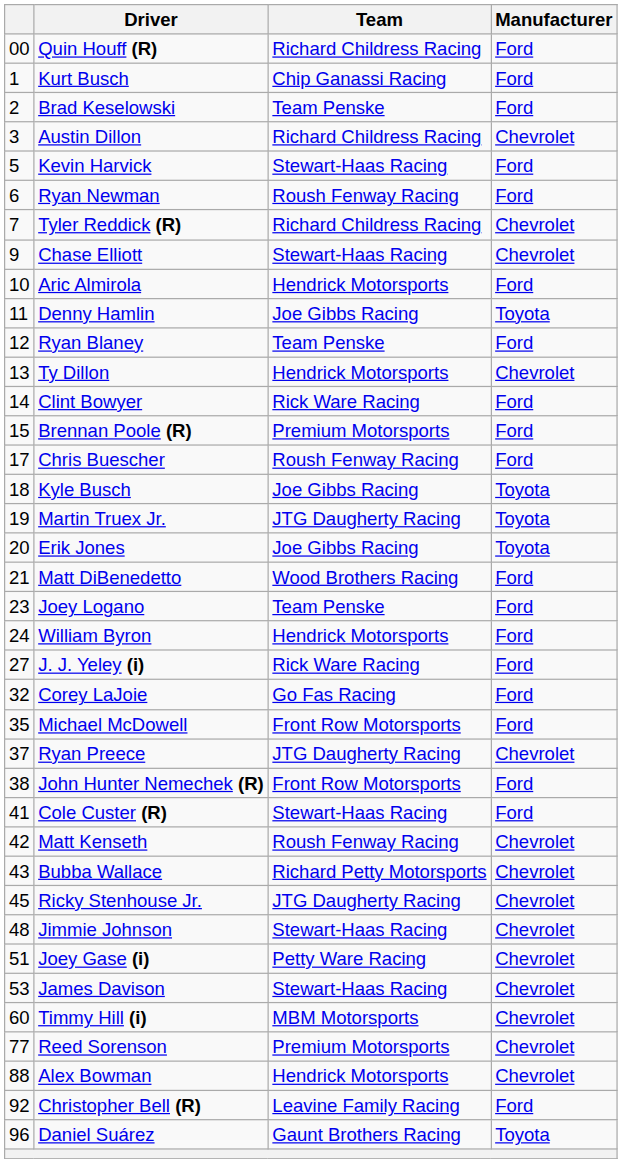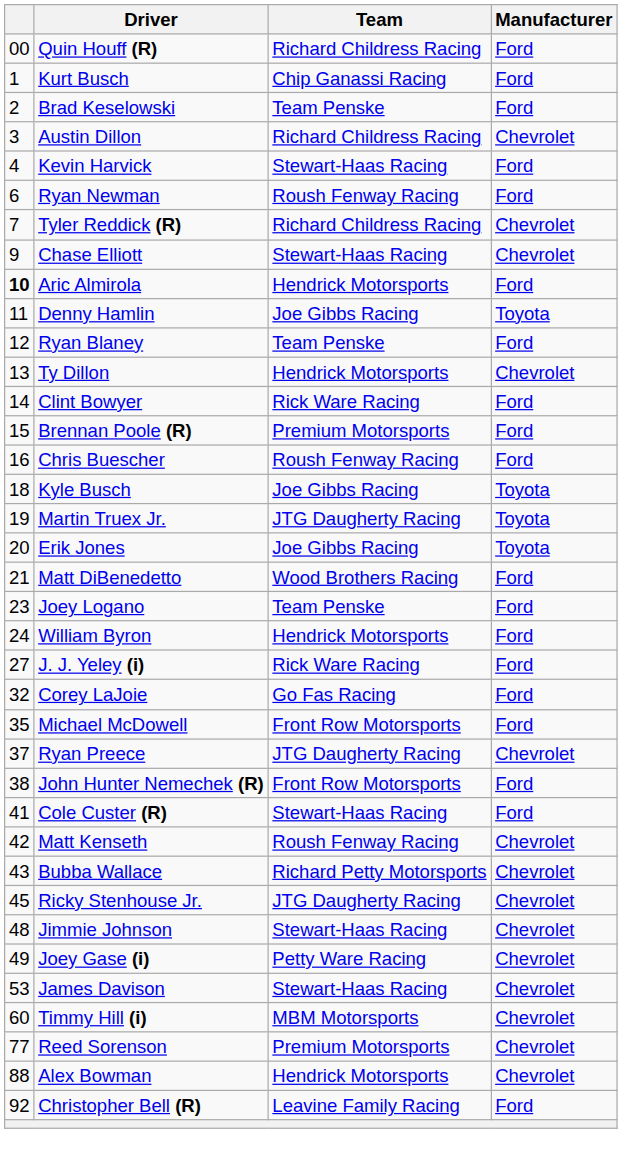(14, 166) 5 -> (14, 166) 4
(19, 284) normal -> (19, 284) bold
(19, 460) 17 -> (19, 460) 16
(19, 959) 51 -> (19, 959) 49
- row: (96, 1135)
